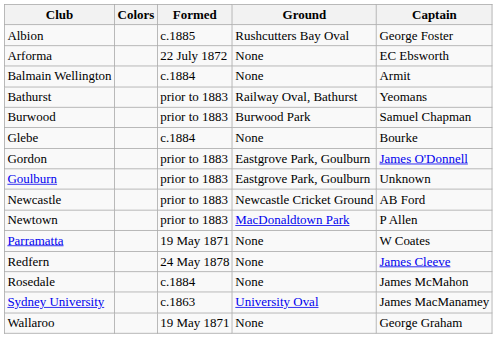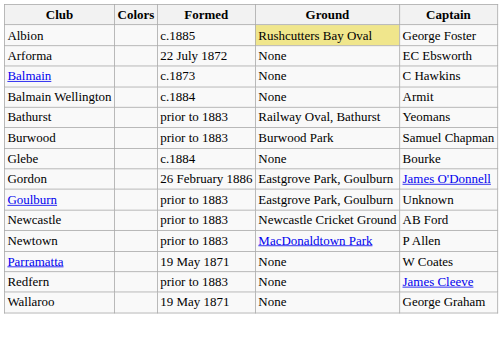(292, 35) no background -> (315, 35) khaki background
+ row: (29, 76)
(194, 158) prior to 1883 -> (206, 179) 26 February 1886
(195, 261) 24 May 1878 -> (194, 281) prior to 1883
- row: (31, 281)
- row: (56, 302)
